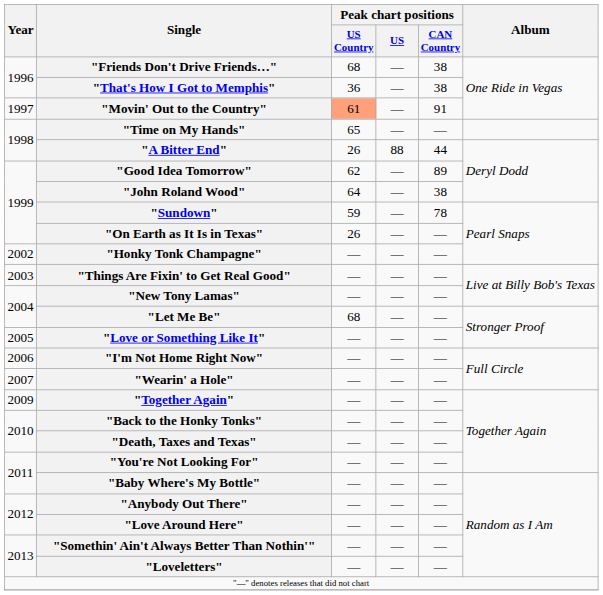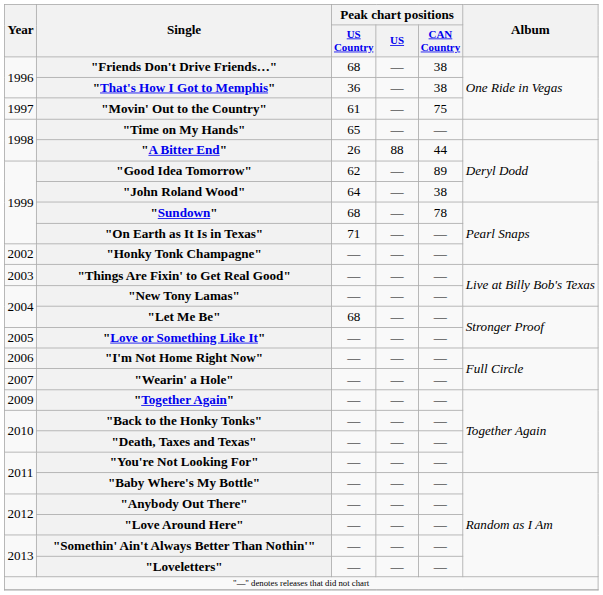(354, 108) lightsalmon background -> (354, 108) no background
(440, 108) 91 -> (440, 108) 75
(354, 212) 59 -> (354, 212) 68
(354, 233) 26 -> (354, 233) 71
